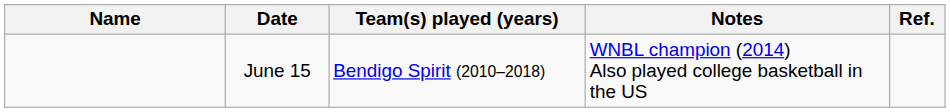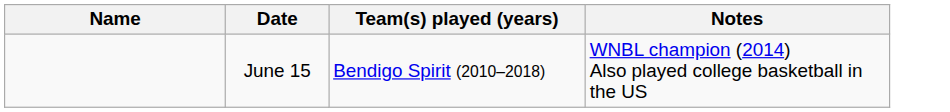- column: (917, 19)
